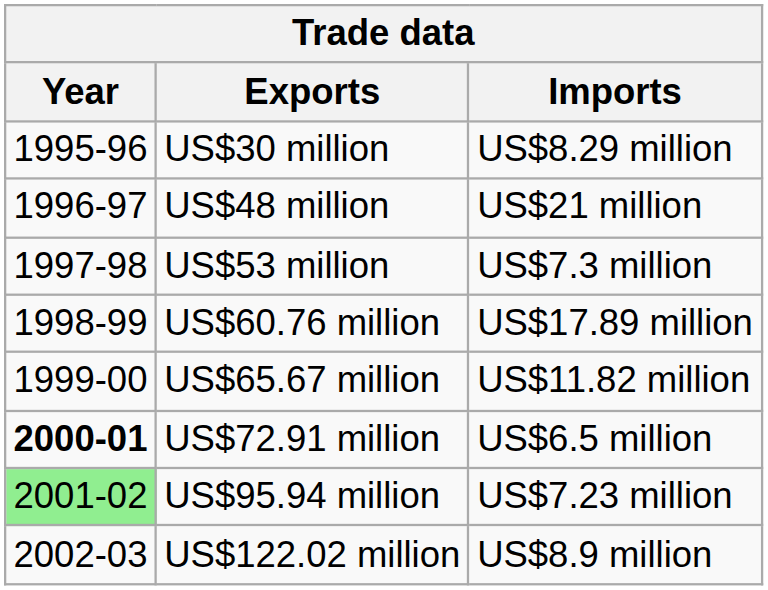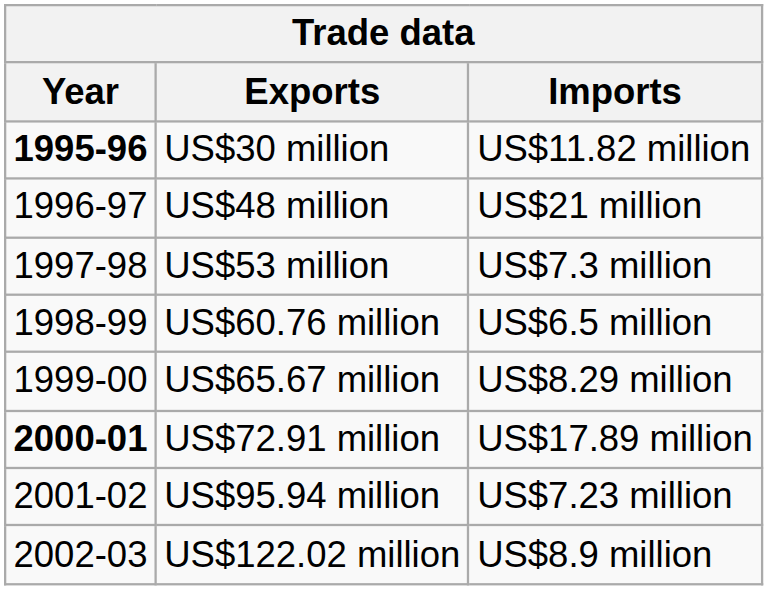(80, 149) normal -> (80, 149) bold
(605, 149) US$8.29 million -> (614, 149) US$11.82 million
(615, 322) US$17.89 million -> (595, 322) US$6.5 million
(614, 380) US$11.82 million -> (605, 380) US$8.29 million
(595, 438) US$6.5 million -> (615, 438) US$17.89 million
(80, 496) lightgreen background -> (80, 496) no background
